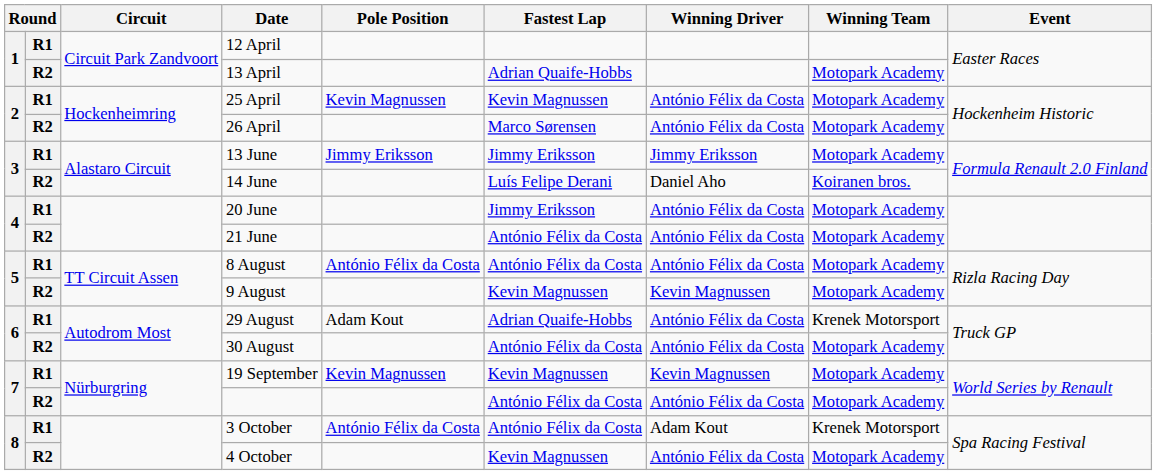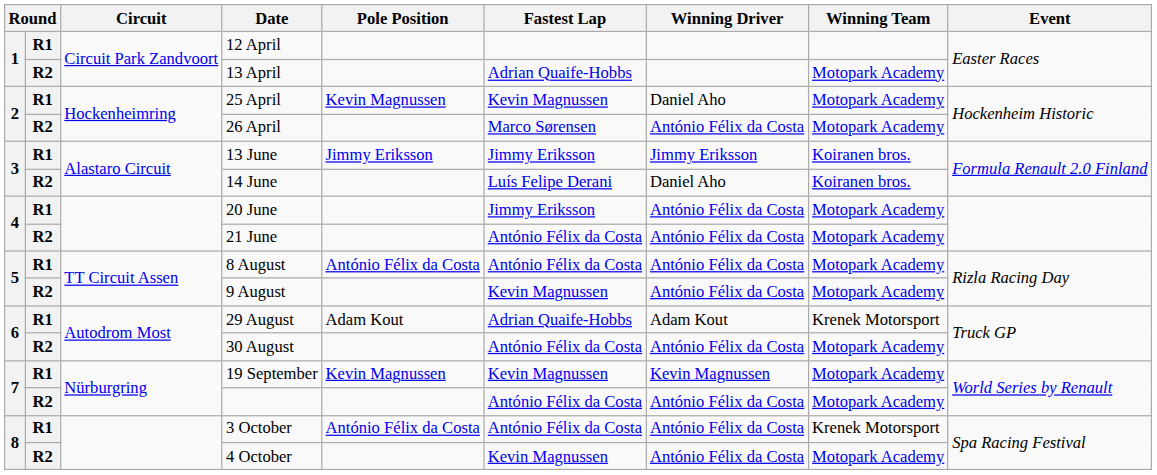(727, 99) António Félix da Costa -> (688, 99) Daniel Aho
(878, 154) Motopark Academy -> (861, 154) Koiranen bros.
(710, 291) Kevin Magnussen -> (727, 291) António Félix da Costa
(727, 318) António Félix da Costa -> (689, 318) Adam Kout
(689, 428) Adam Kout -> (727, 428) António Félix da Costa
